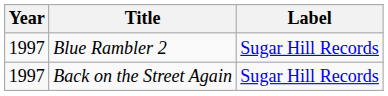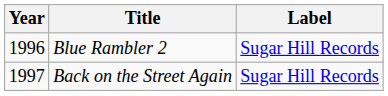(27, 47) 1997 -> (27, 47) 1996
